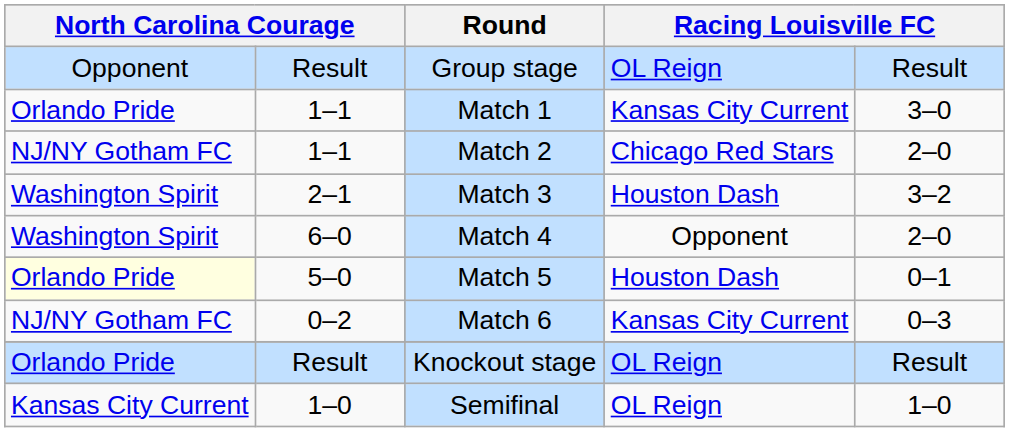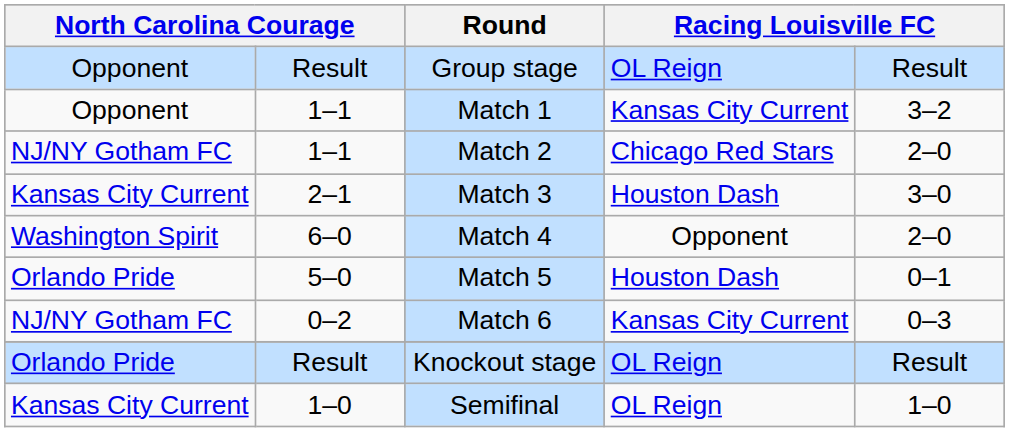(93, 109) Orlando Pride -> (130, 109) Opponent
(929, 109) 3–0 -> (929, 109) 3–2
(115, 194) Washington Spirit -> (130, 194) Kansas City Current
(929, 194) 3–2 -> (929, 194) 3–0
(93, 278) lightyellow background -> (93, 278) no background
